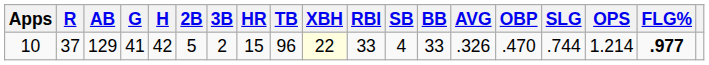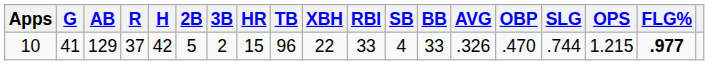columns swapped: (135, 19) <-> (70, 19)
(324, 46) lightyellow background -> (324, 46) no background
(612, 46) 1.214 -> (612, 46) 1.215
